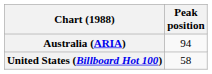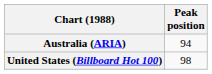(186, 60) 58 -> (186, 60) 98
